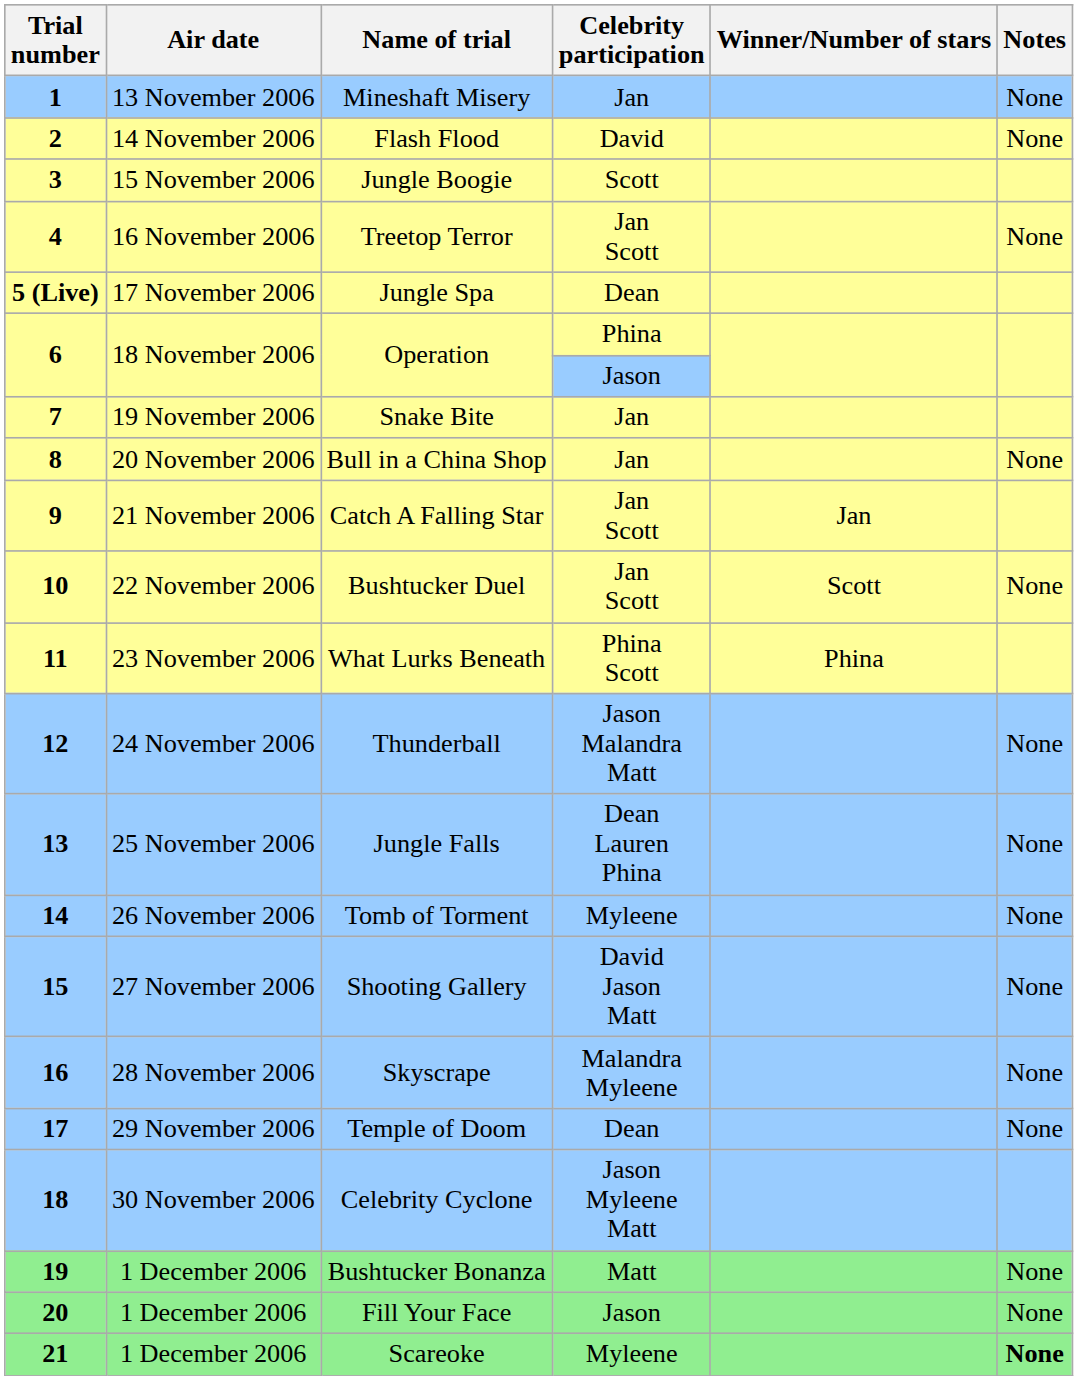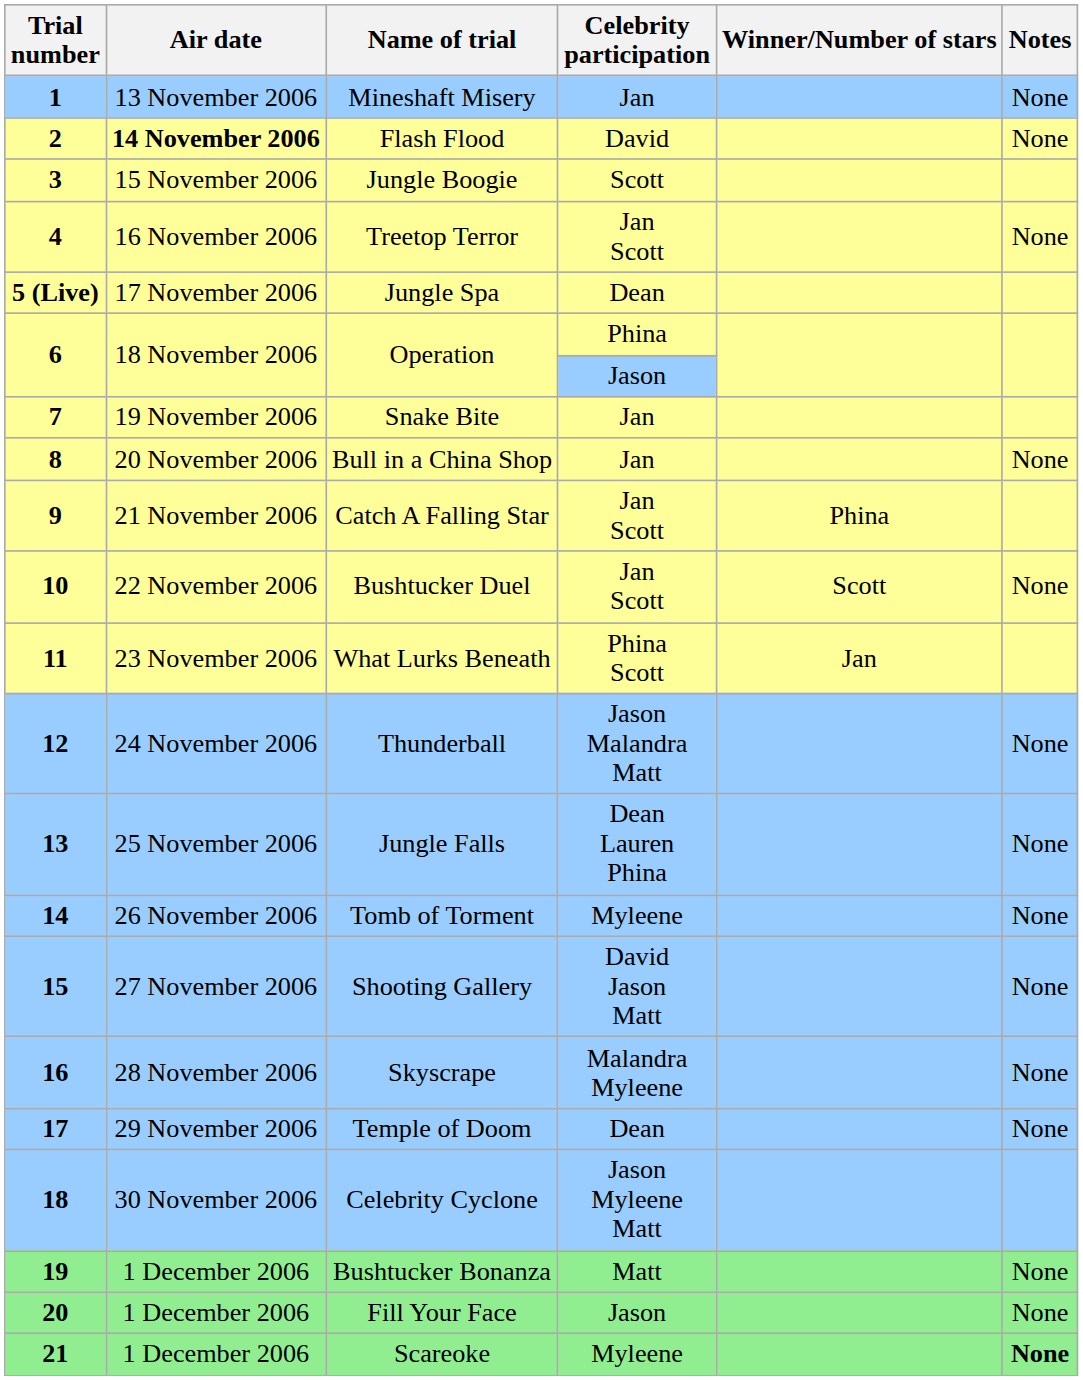(213, 138) normal -> (216, 138) bold
(854, 515) Jan -> (859, 515) Phina
(854, 657) Phina -> (859, 657) Jan
